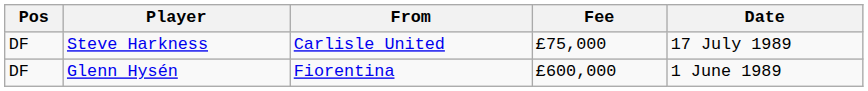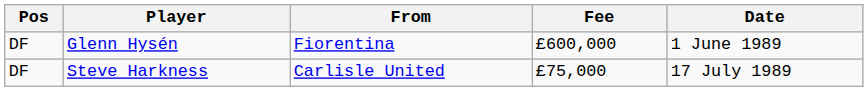rows swapped: (122, 73) <-> (137, 46)
